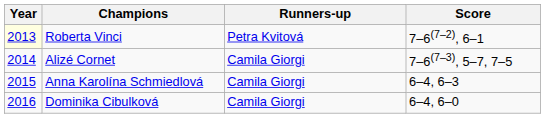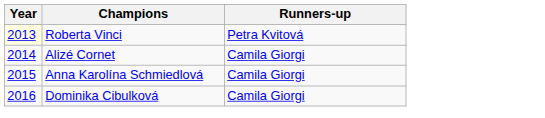- column: (473, 14)
